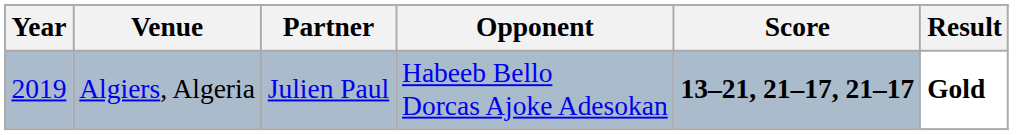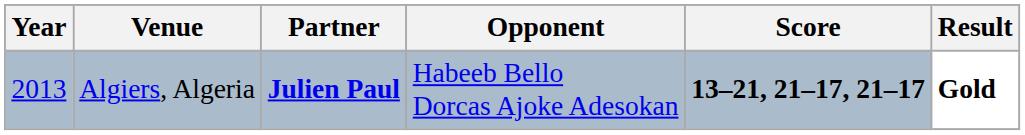(39, 89) 2019 -> (39, 89) 2013
(328, 89) normal -> (334, 89) bold
